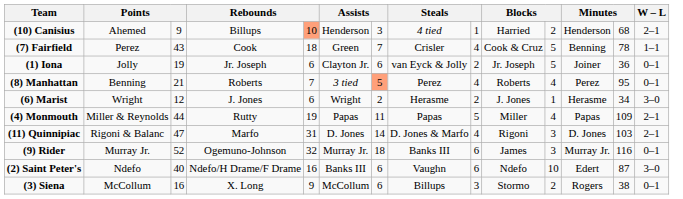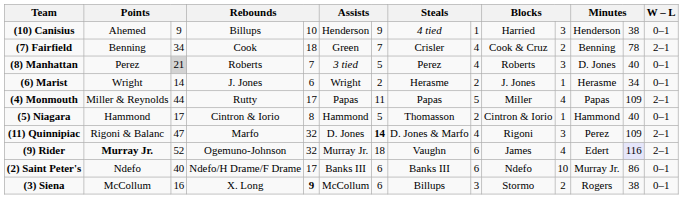(312, 30) lightsalmon background -> (312, 30) no background
(380, 30) 3 -> (380, 30) 9
(553, 30) 2 -> (563, 30) 3
(624, 30) 68 -> (634, 30) 38
(652, 30) 2–1 -> (661, 30) 0–1
(127, 47) Perez -> (127, 47) Benning
(179, 47) 43 -> (179, 47) 34
(553, 47) 5 -> (563, 47) 2
(652, 47) 1–1 -> (661, 47) 2–1
- row: (44, 64)
(127, 82) Benning -> (127, 64) Perez
(179, 82) no background -> (179, 64) lightgrey background
(380, 82) lightsalmon background -> (380, 64) no background
(553, 82) 4 -> (563, 64) 3
(587, 82) Perez -> (597, 64) D. Jones
(624, 82) 95 -> (634, 64) 40
(179, 99) 12 -> (179, 82) 14
(652, 99) 3–0 -> (661, 82) 0–1
(312, 116) 19 -> (312, 99) 17
+ row: (44, 116)
(312, 133) 31 -> (312, 133) 32
(380, 133) normal -> (380, 133) bold
(587, 133) D. Jones -> (597, 133) Perez
(624, 133) 103 -> (634, 133) 109
(127, 151) normal -> (127, 151) bold
(429, 151) Banks III -> (429, 151) Vaughn
(553, 151) 3 -> (563, 151) 4
(587, 151) Murray Jr. -> (597, 151) Edert
(624, 151) no background -> (634, 151) lavender background
(652, 151) 0–1 -> (661, 151) 2–1
(312, 168) 16 -> (312, 168) 17
(429, 168) Vaughn -> (429, 168) Banks III
(587, 168) Edert -> (597, 168) Murray Jr.
(624, 168) 87 -> (634, 168) 86
(652, 168) 3–0 -> (661, 168) 0–1
(312, 185) normal -> (312, 185) bold
